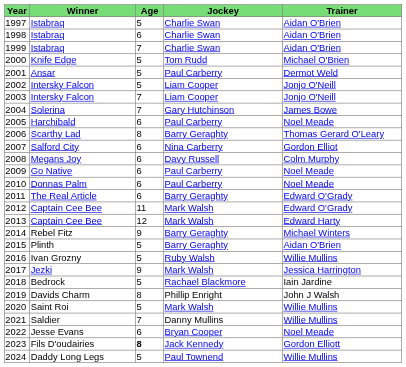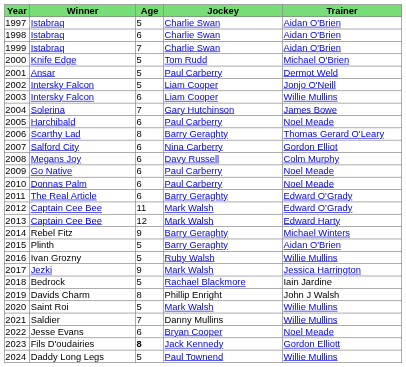(139, 97) 7 -> (139, 97) 6
(310, 97) Jonjo O'Neill -> (311, 97) Willie Mullins
